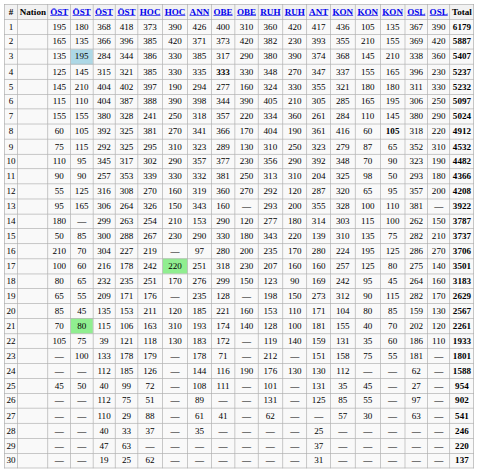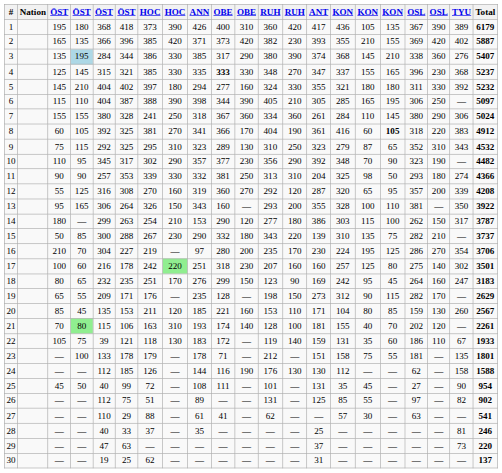+ column: (462, 12)
(175, 87) 190 -> (175, 87) 180
(223, 117) 357 -> (223, 117) 367
(246, 117) 220 -> (246, 117) 360
(319, 221) 314 -> (319, 221) 386
(223, 236) 330 -> (223, 236) 332
(319, 251) 280 -> (319, 251) 230
